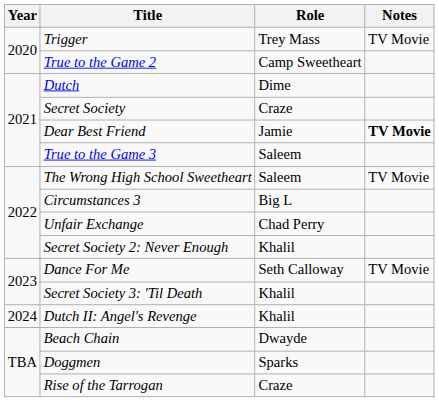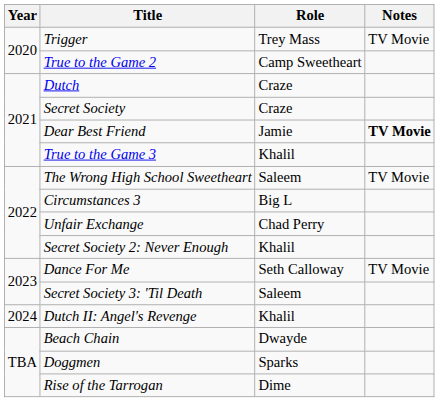(275, 85) Dime -> (275, 85) Craze
(280, 154) Saleem -> (277, 154) Khalil
(277, 293) Khalil -> (280, 293) Saleem
(275, 385) Craze -> (275, 385) Dime
